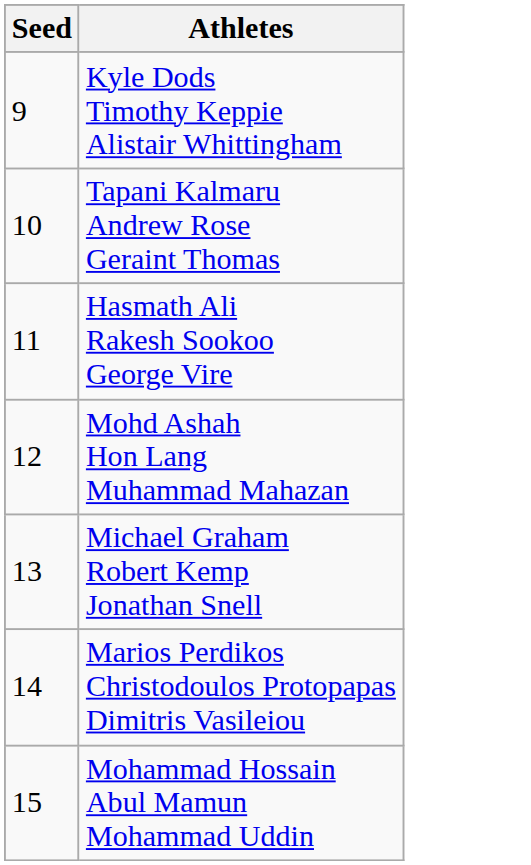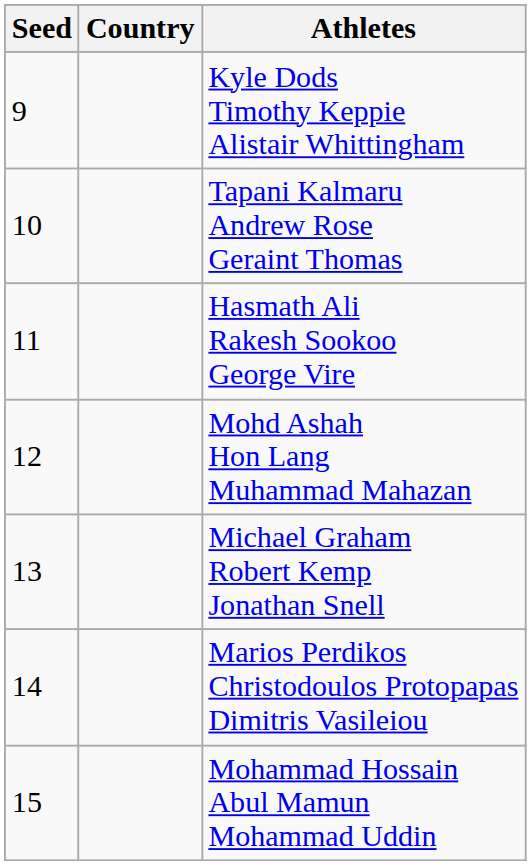+ column: (140, 28)
